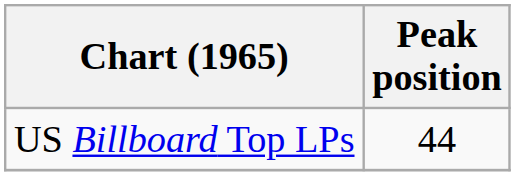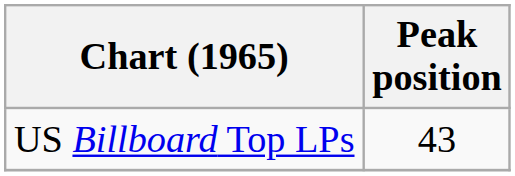(437, 138) 44 -> (437, 138) 43
